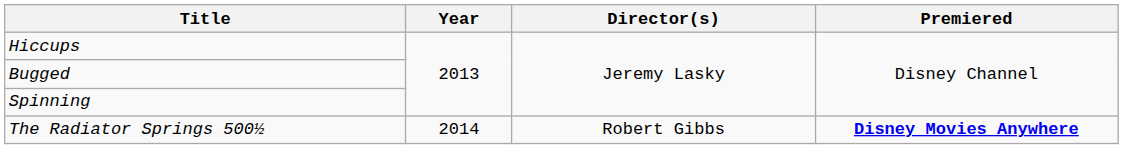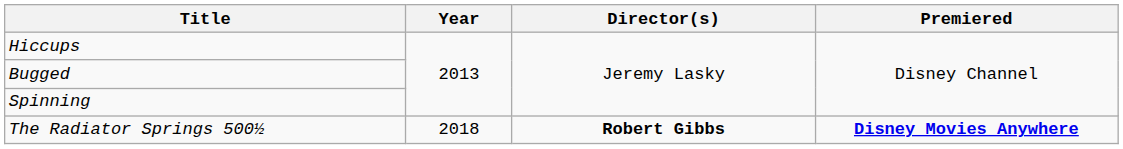(459, 130) 2014 -> (459, 130) 2018
(664, 130) normal -> (664, 130) bold
